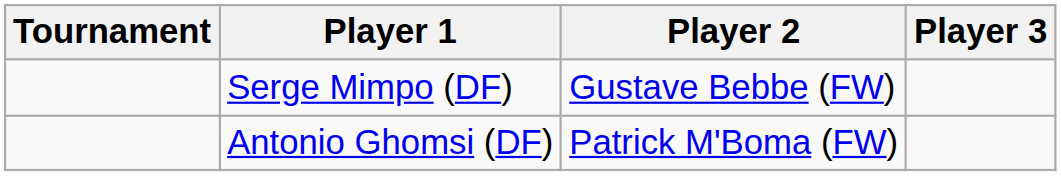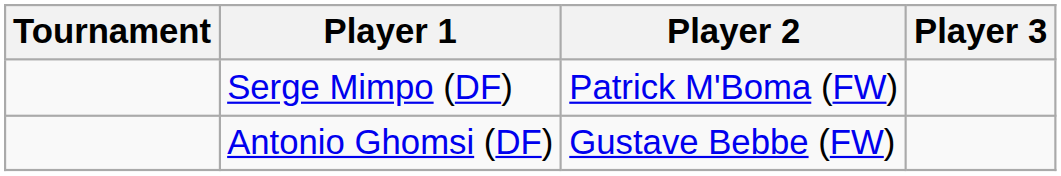(732, 87) Gustave Bebbe (FW) -> (734, 87) Patrick M'Boma (FW)
(734, 142) Patrick M'Boma (FW) -> (732, 142) Gustave Bebbe (FW)
